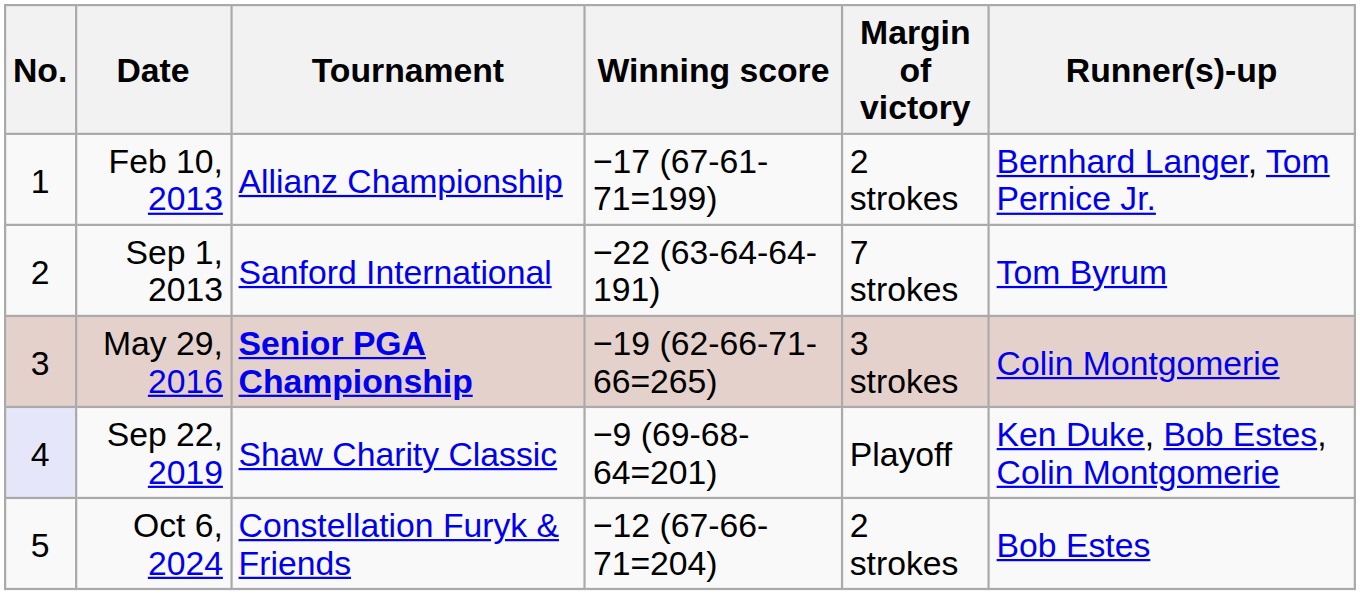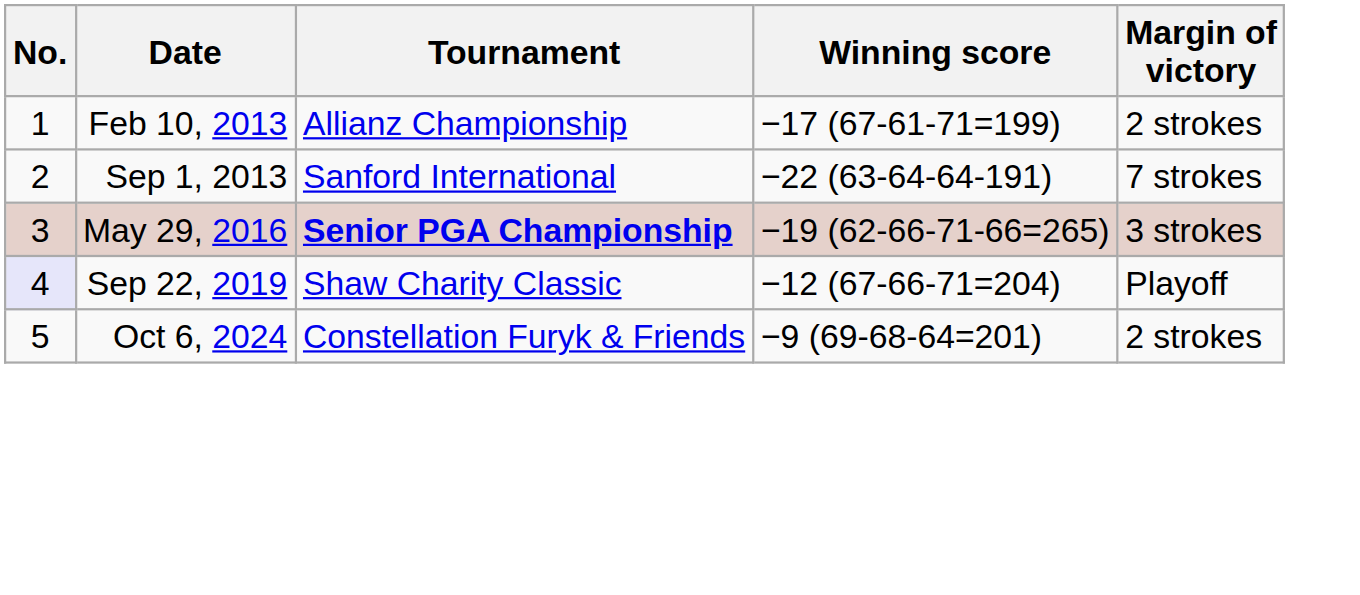- column: (1172, 70)
(671, 453) −9 (69-68-64=201) -> (911, 283) −12 (67-66-71=204)
(681, 544) −12 (67-66-71=204) -> (901, 337) −9 (69-68-64=201)
